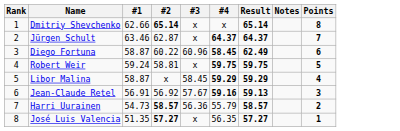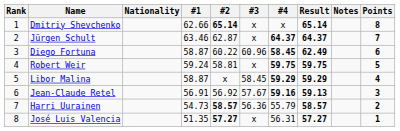+ column: (152, 11)
(224, 120) 56.35 -> (283, 120) 56.31
